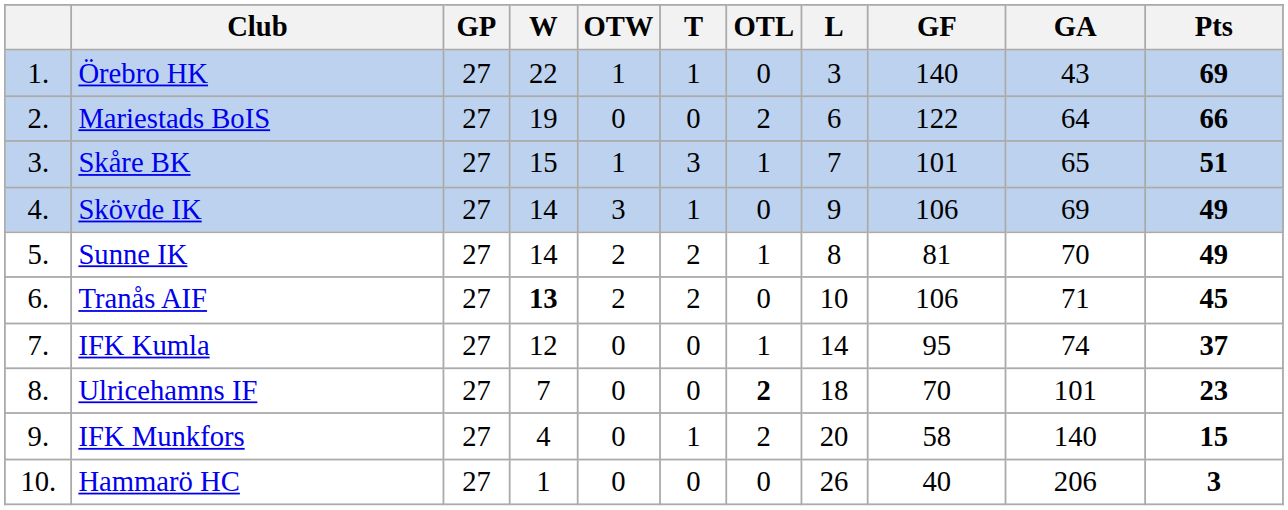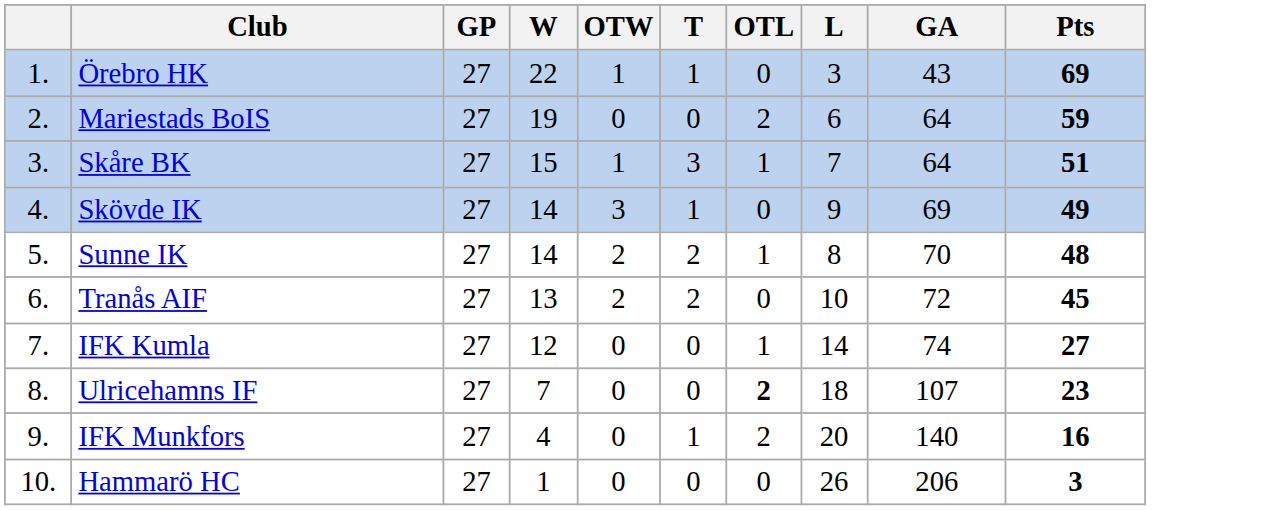- column: (937, 27)
(1214, 118) 66 -> (1075, 118) 59
(1075, 163) 65 -> (937, 163) 64
(1214, 254) 49 -> (1075, 254) 48
(543, 299) bold -> (543, 299) normal
(1075, 299) 71 -> (937, 299) 72
(1214, 345) 37 -> (1075, 345) 27
(1075, 390) 101 -> (937, 390) 107
(1214, 436) 15 -> (1075, 436) 16
